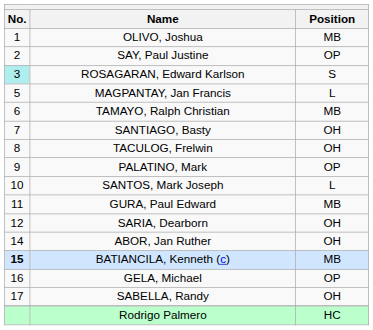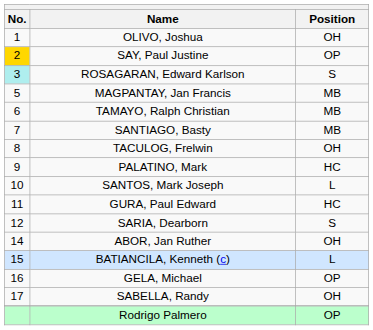(332, 37) MB -> (332, 37) OH
(17, 56) no background -> (17, 56) gold background
(332, 93) L -> (332, 93) MB
(332, 130) OH -> (332, 130) MB
(332, 167) OP -> (332, 167) HC
(332, 204) MB -> (332, 204) HC
(332, 222) OH -> (332, 222) S
(17, 259) bold -> (17, 259) normal
(332, 259) MB -> (332, 259) L
(332, 315) HC -> (332, 315) OP
